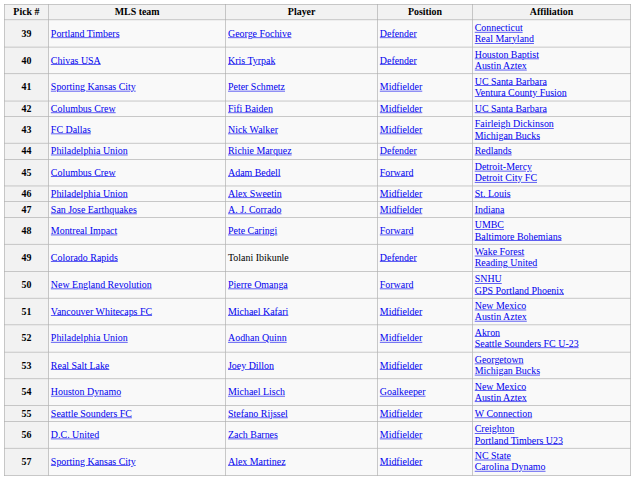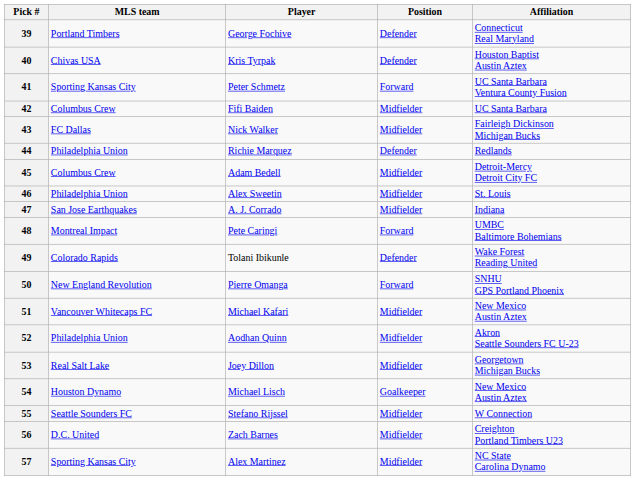(401, 87) Midfielder -> (397, 87) Forward
(397, 172) Forward -> (401, 172) Midfielder
